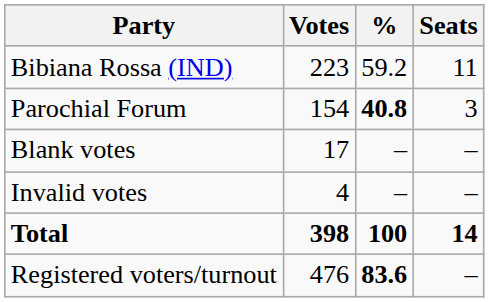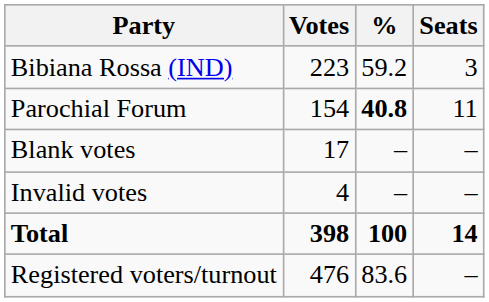(465, 66) 11 -> (471, 66) 3
(471, 108) 3 -> (465, 108) 11
(384, 274) bold -> (384, 274) normal
